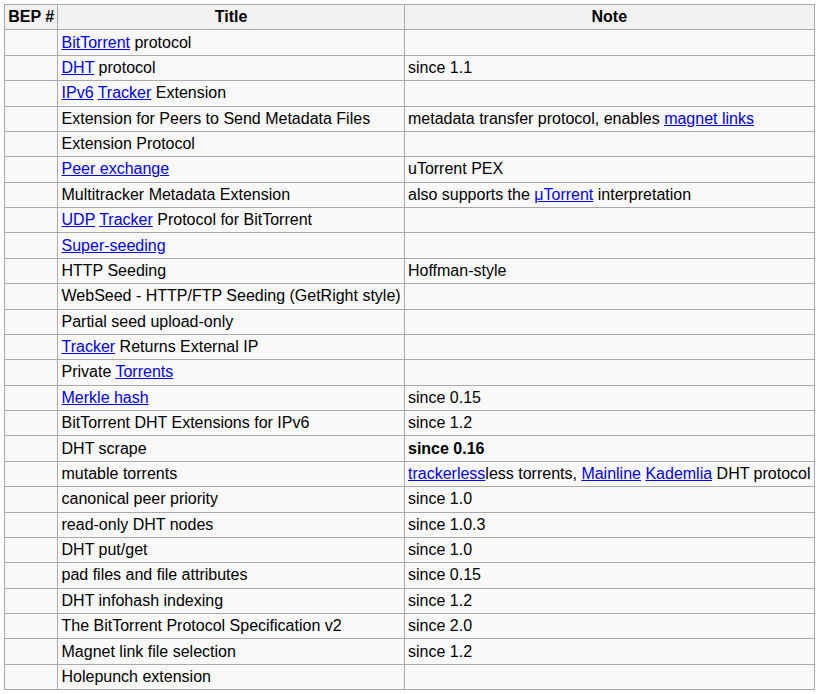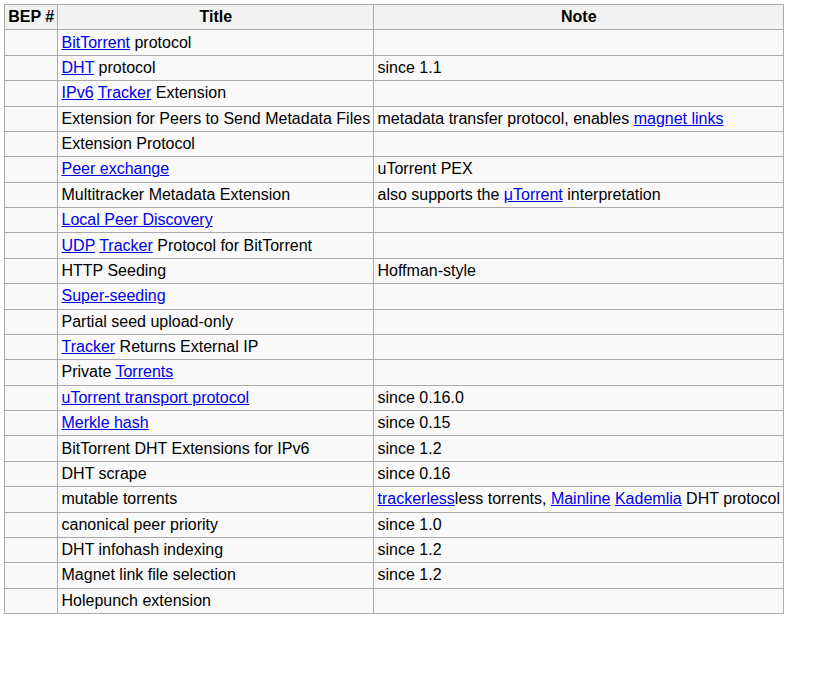+ row: (137, 220)
rows swapped: (114, 245) <-> (114, 270)
- row: (231, 296)
+ row: (155, 397)
(446, 448) bold -> (414, 473) normal
- row: (137, 524)
- row: (104, 550)
- row: (154, 575)
- row: (202, 626)
